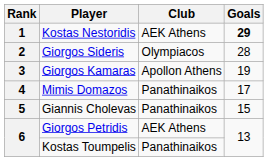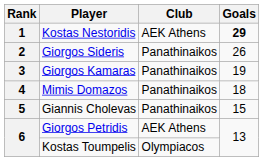(173, 52) Olympiacos -> (179, 52) Panathinaikos
(244, 52) 28 -> (239, 52) 26
(182, 71) Apollon Athens -> (179, 71) Panathinaikos
(244, 90) 17 -> (239, 90) 18
(179, 147) Panathinaikos -> (173, 147) Olympiacos
